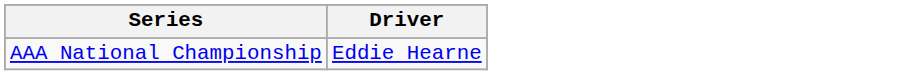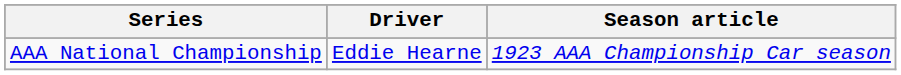+ column: (691, 21)
